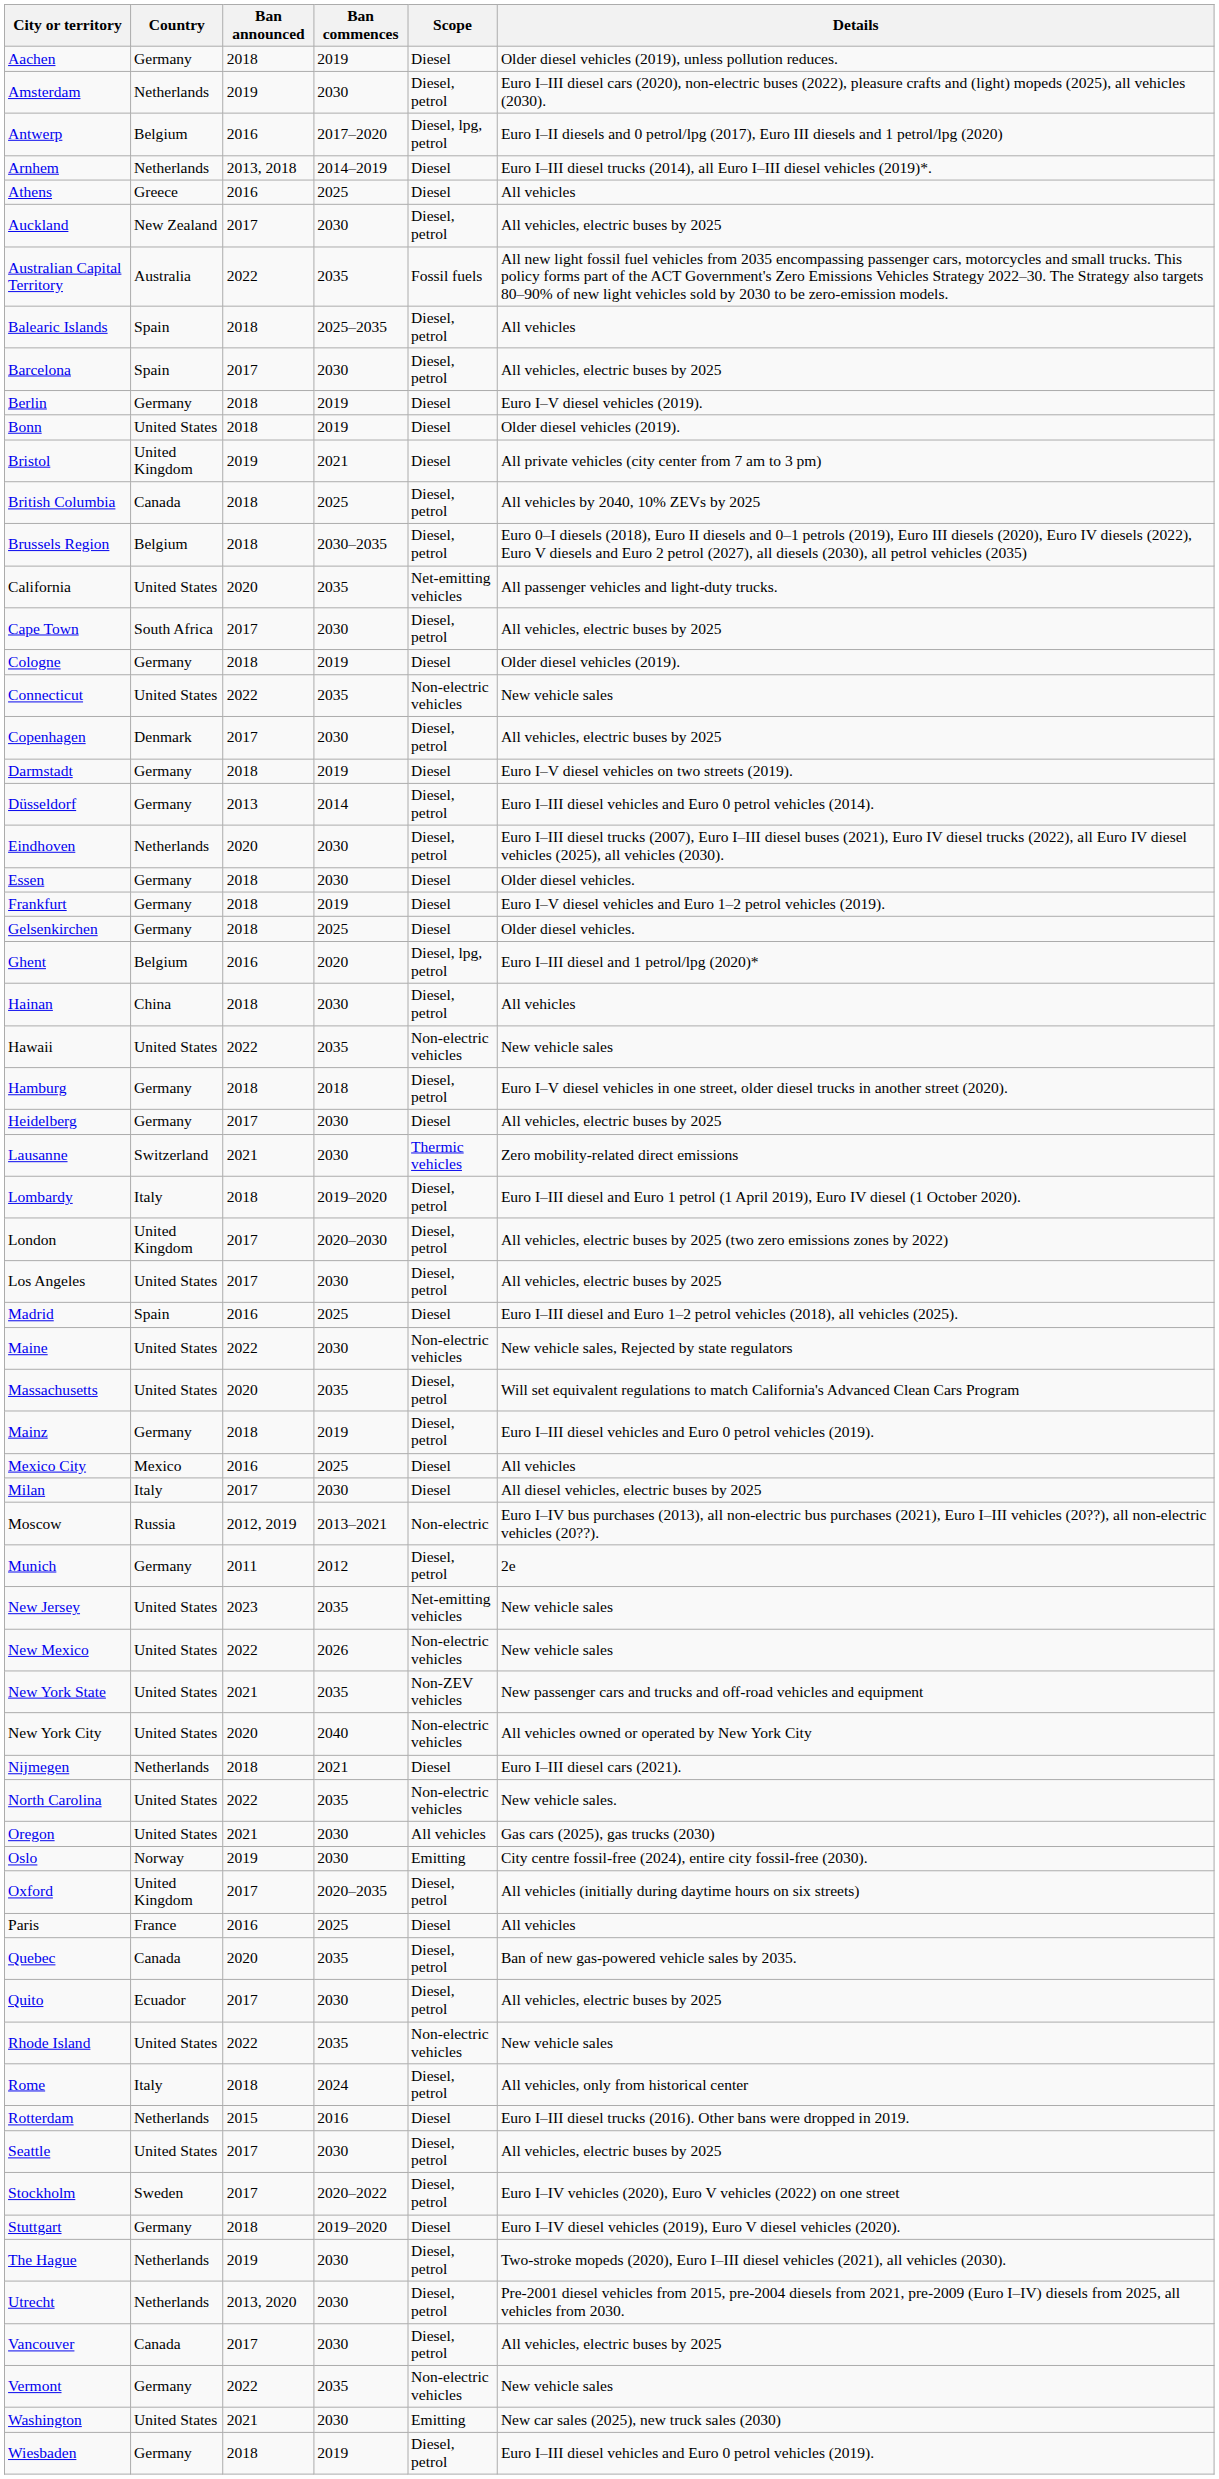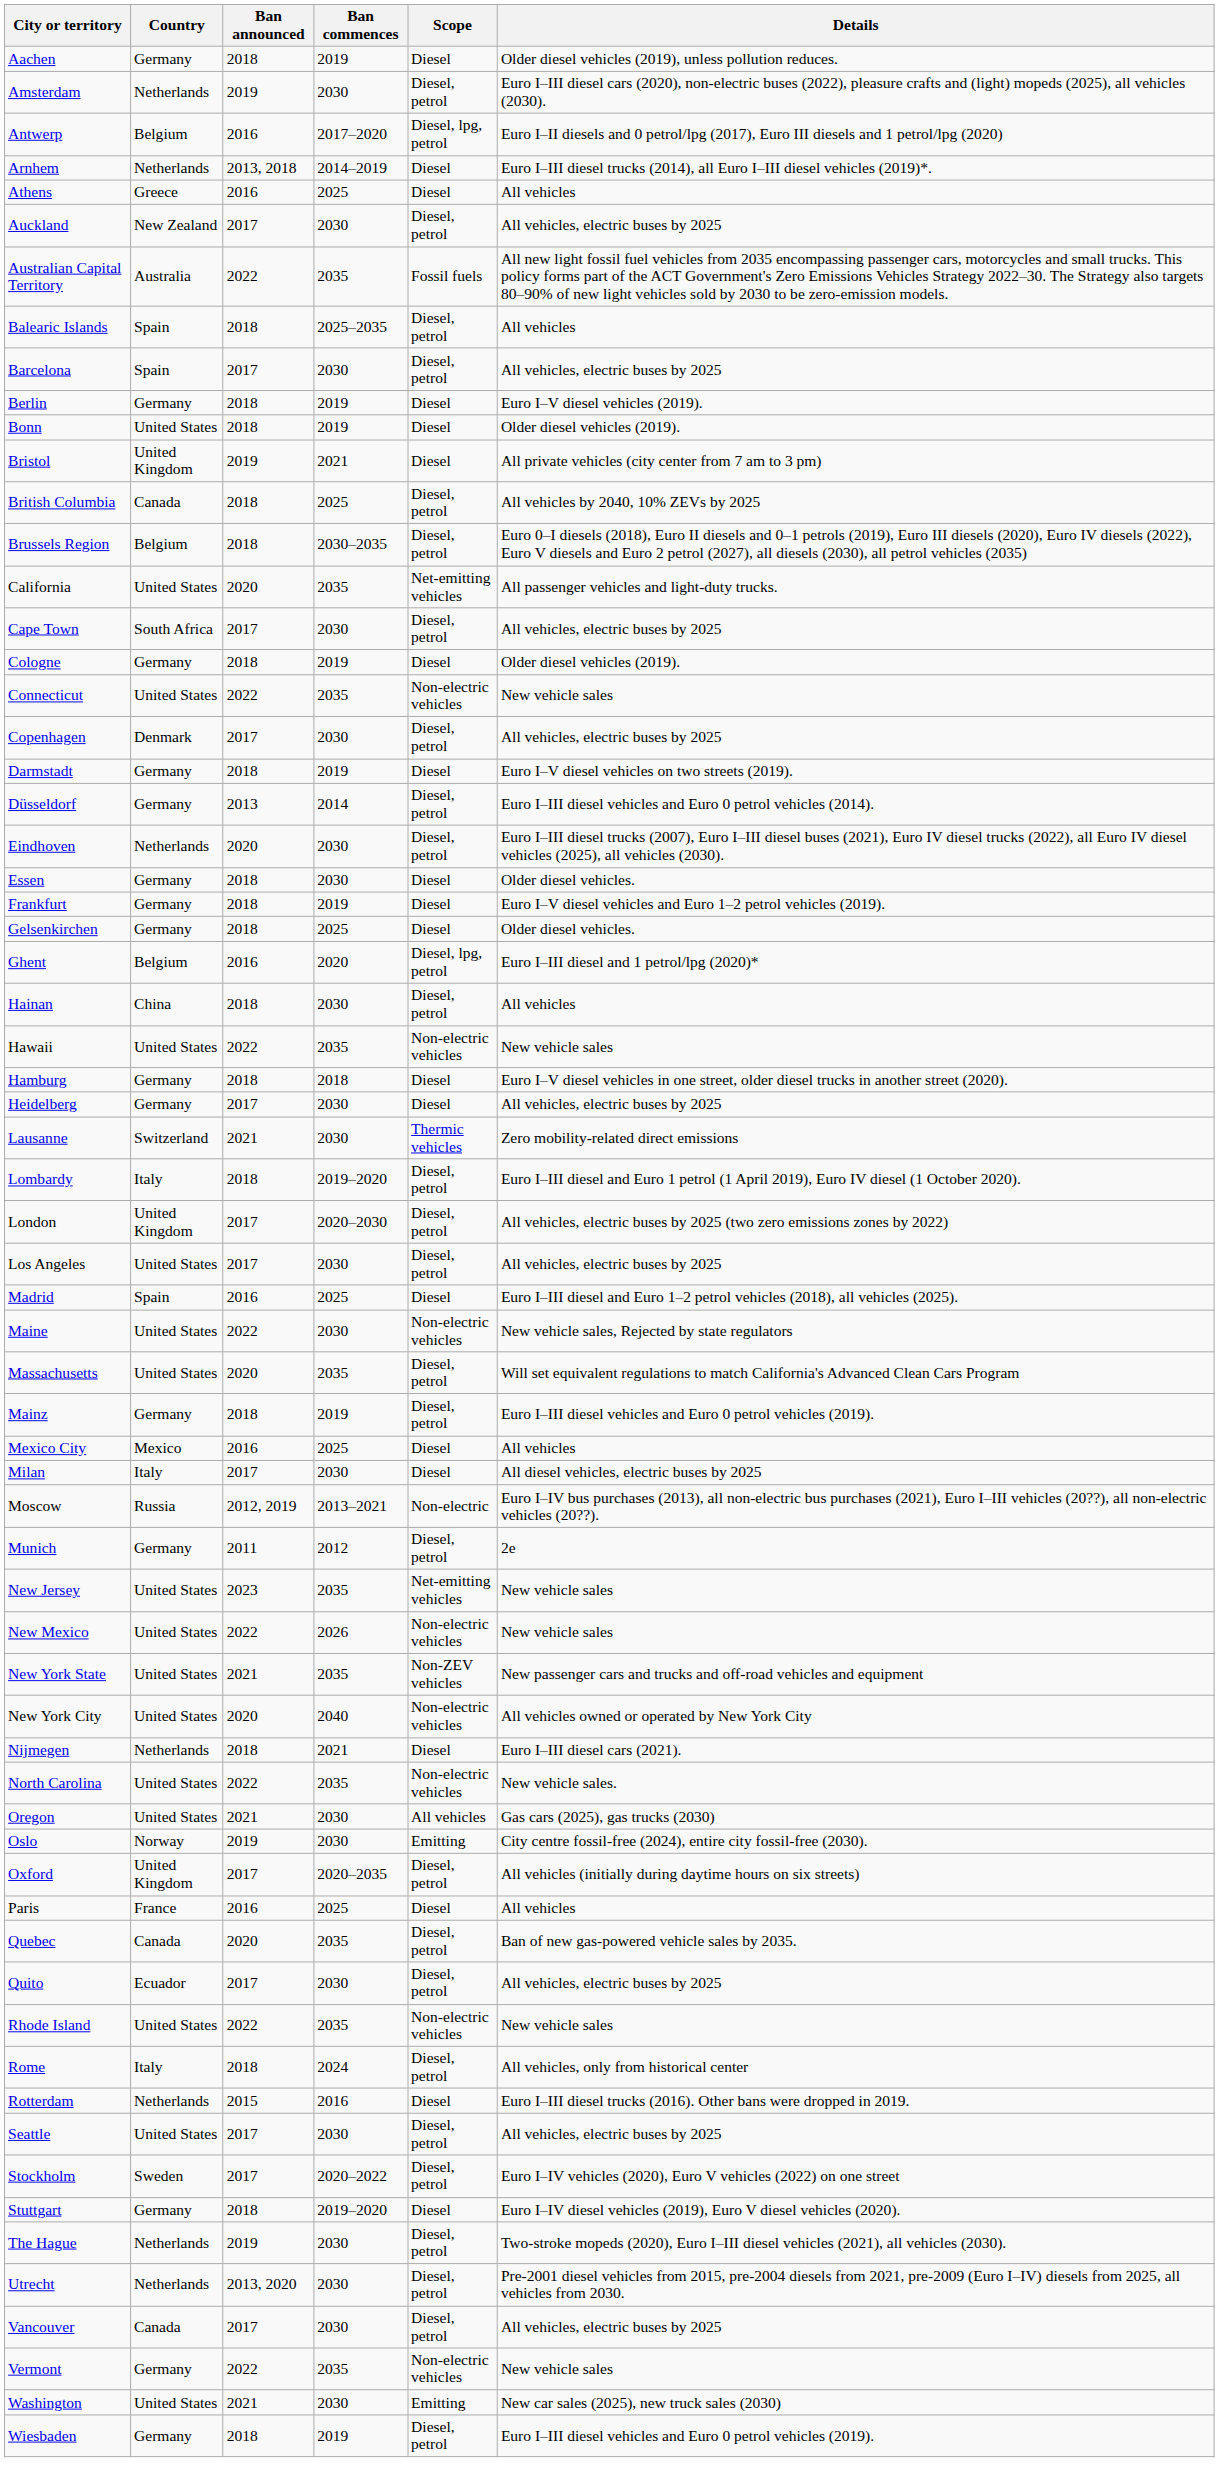(433, 1088) Diesel, petrol -> (431, 1079) Diesel
